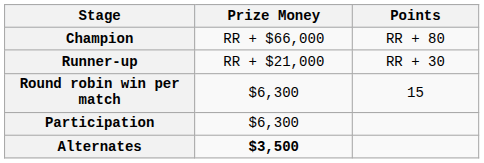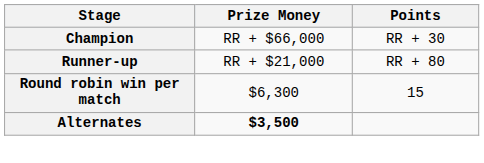(415, 39) RR + 80 -> (415, 39) RR + 30
(415, 62) RR + 30 -> (415, 62) RR + 80
- row: (100, 124)
